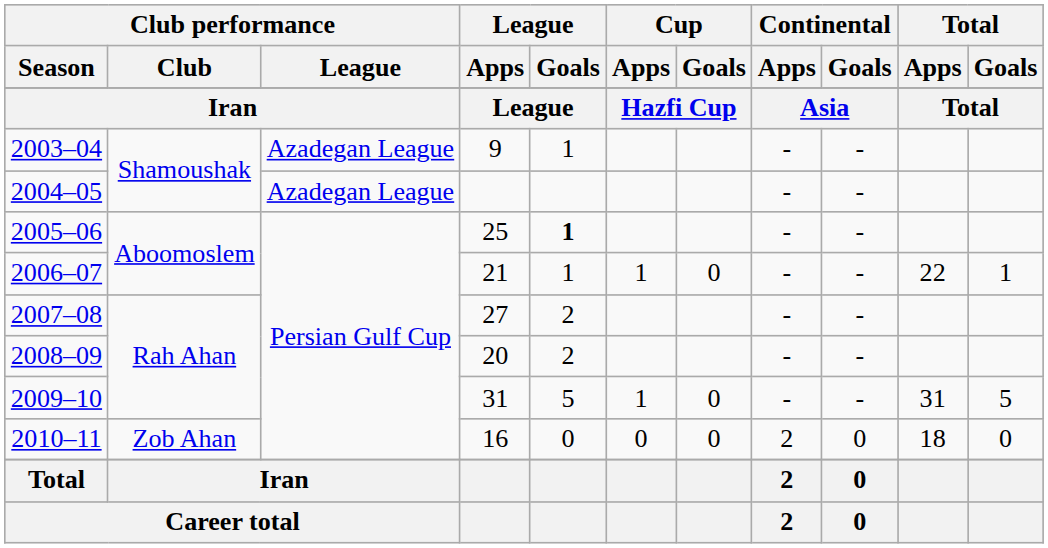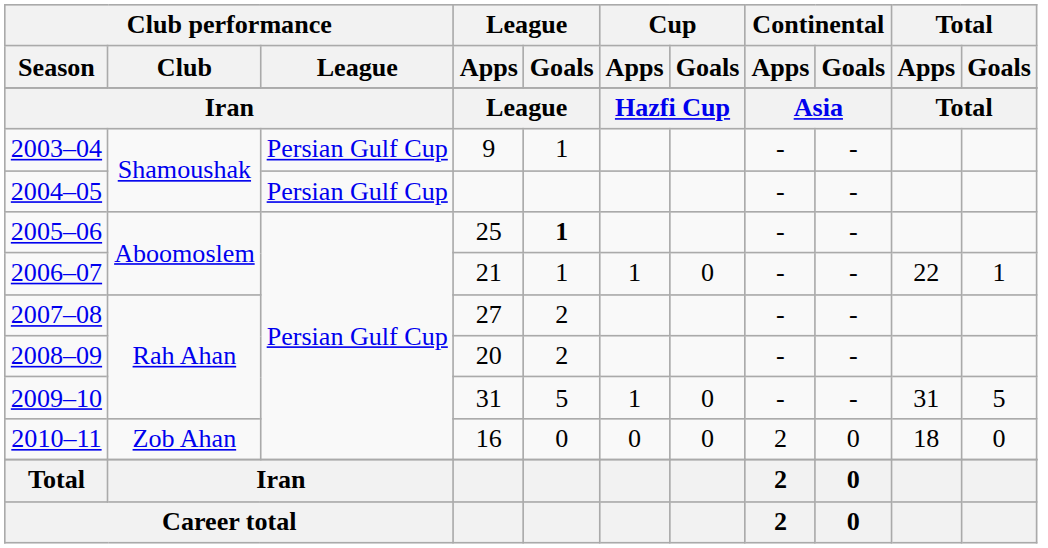(360, 149) Azadegan League -> (357, 149) Persian Gulf Cup
(360, 190) Azadegan League -> (357, 190) Persian Gulf Cup
